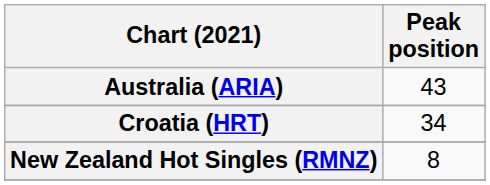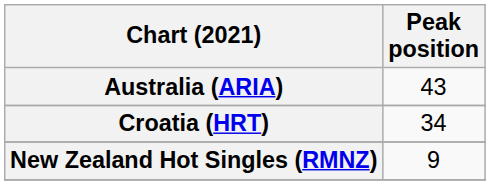(434, 160) 8 -> (434, 160) 9
